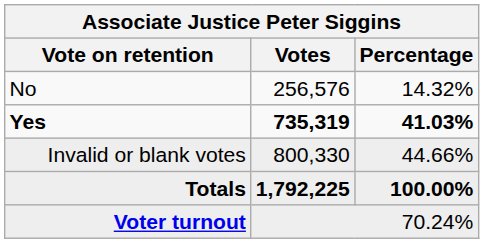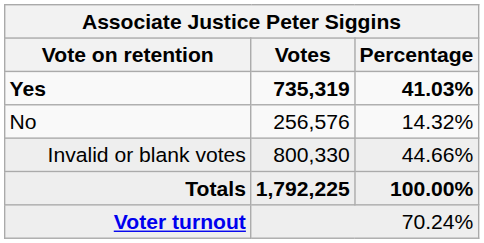rows swapped: (28, 122) <-> (23, 88)
